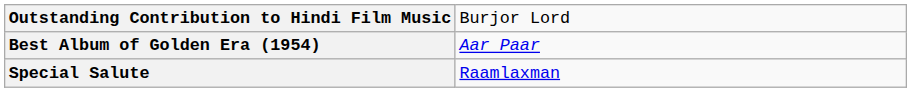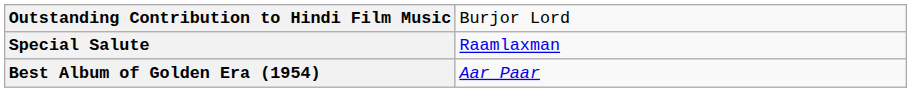rows swapped: (165, 46) <-> (79, 73)
